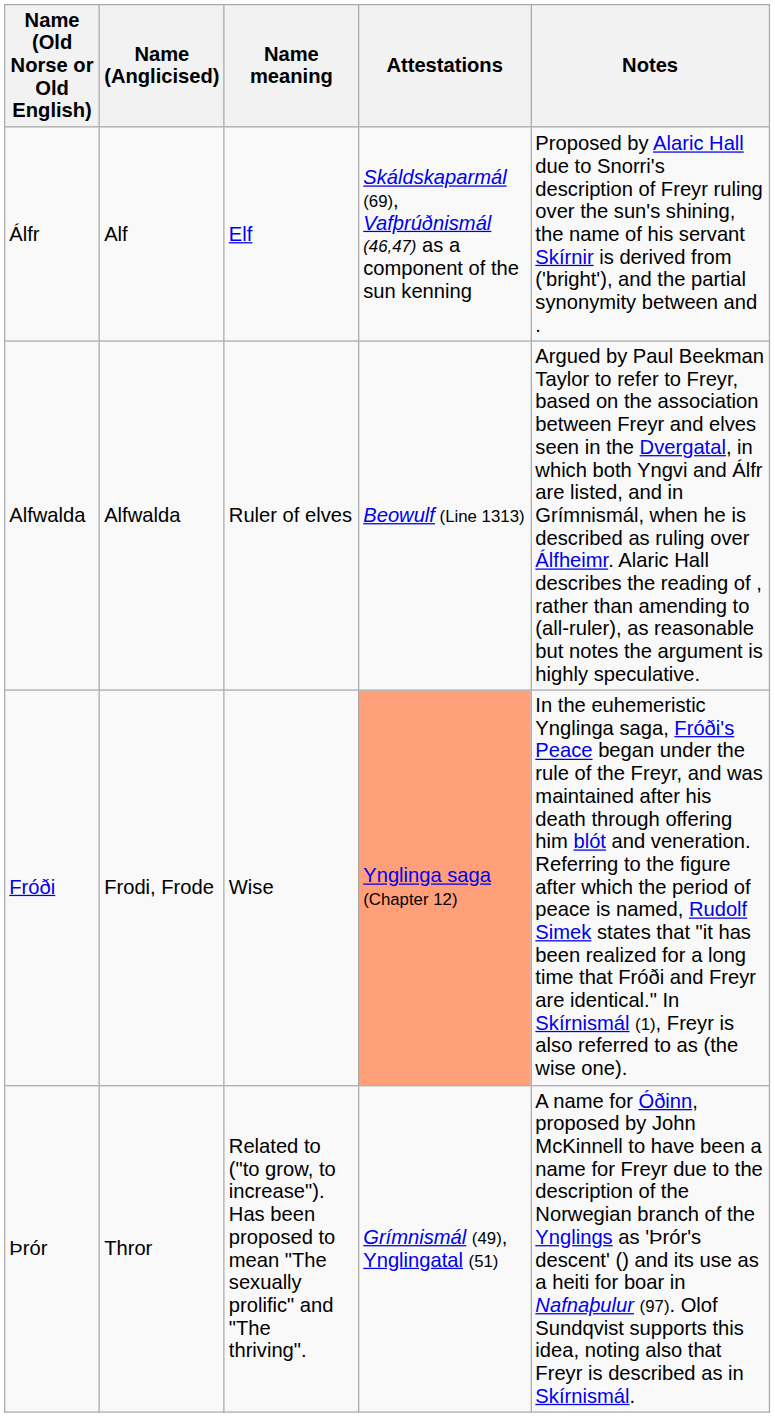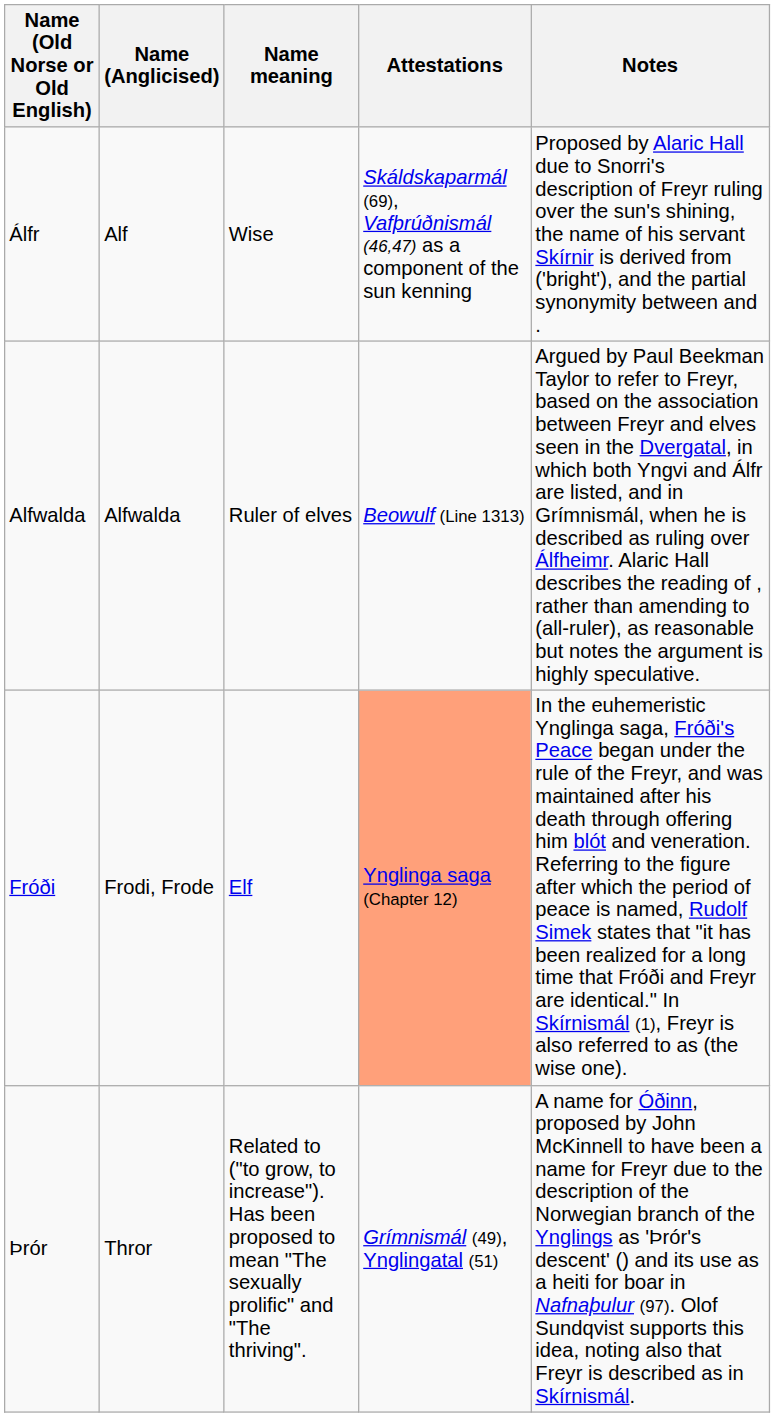(241, 233) Elf -> (251, 233) Wise
(251, 887) Wise -> (241, 887) Elf
